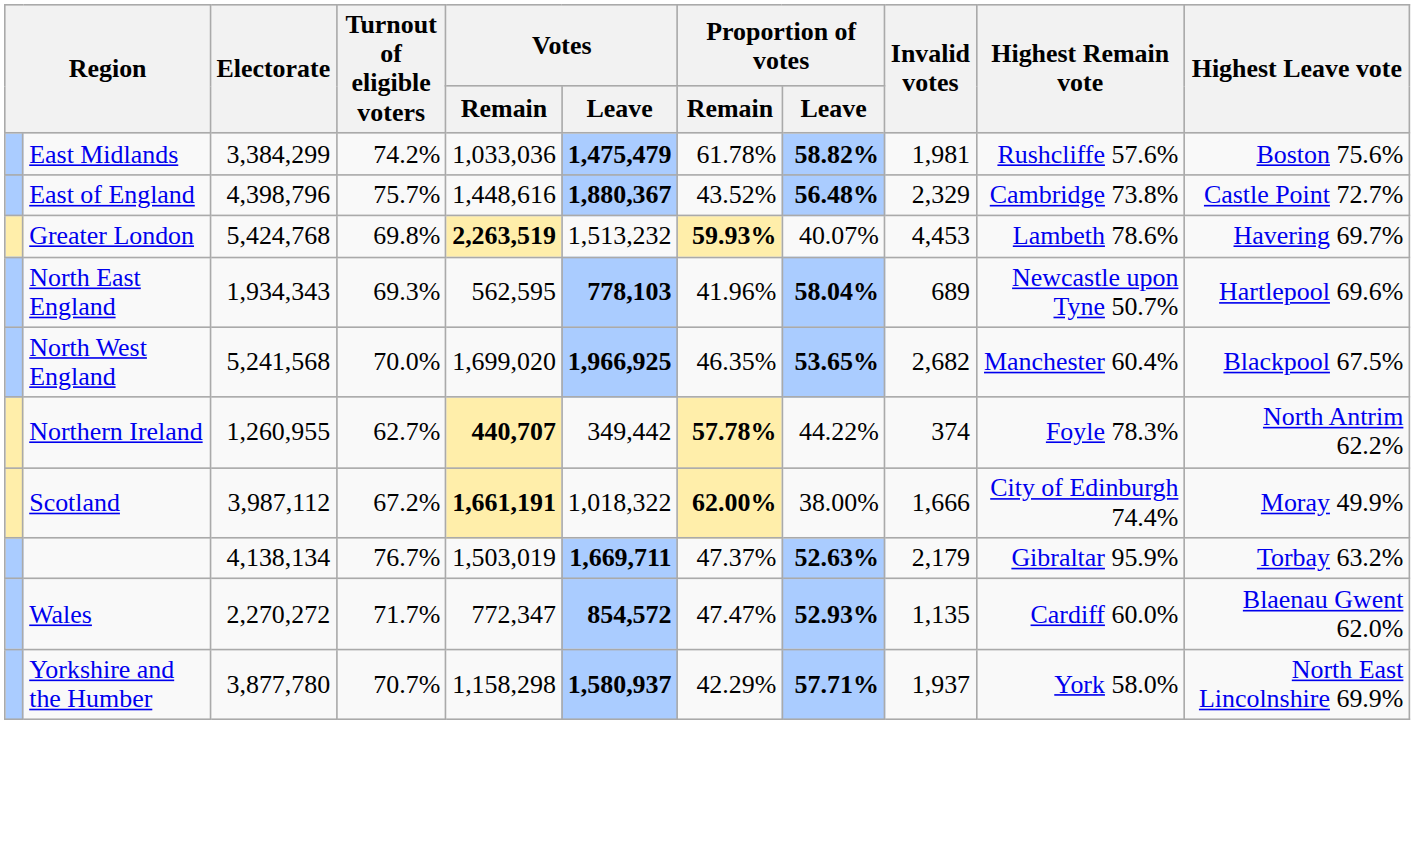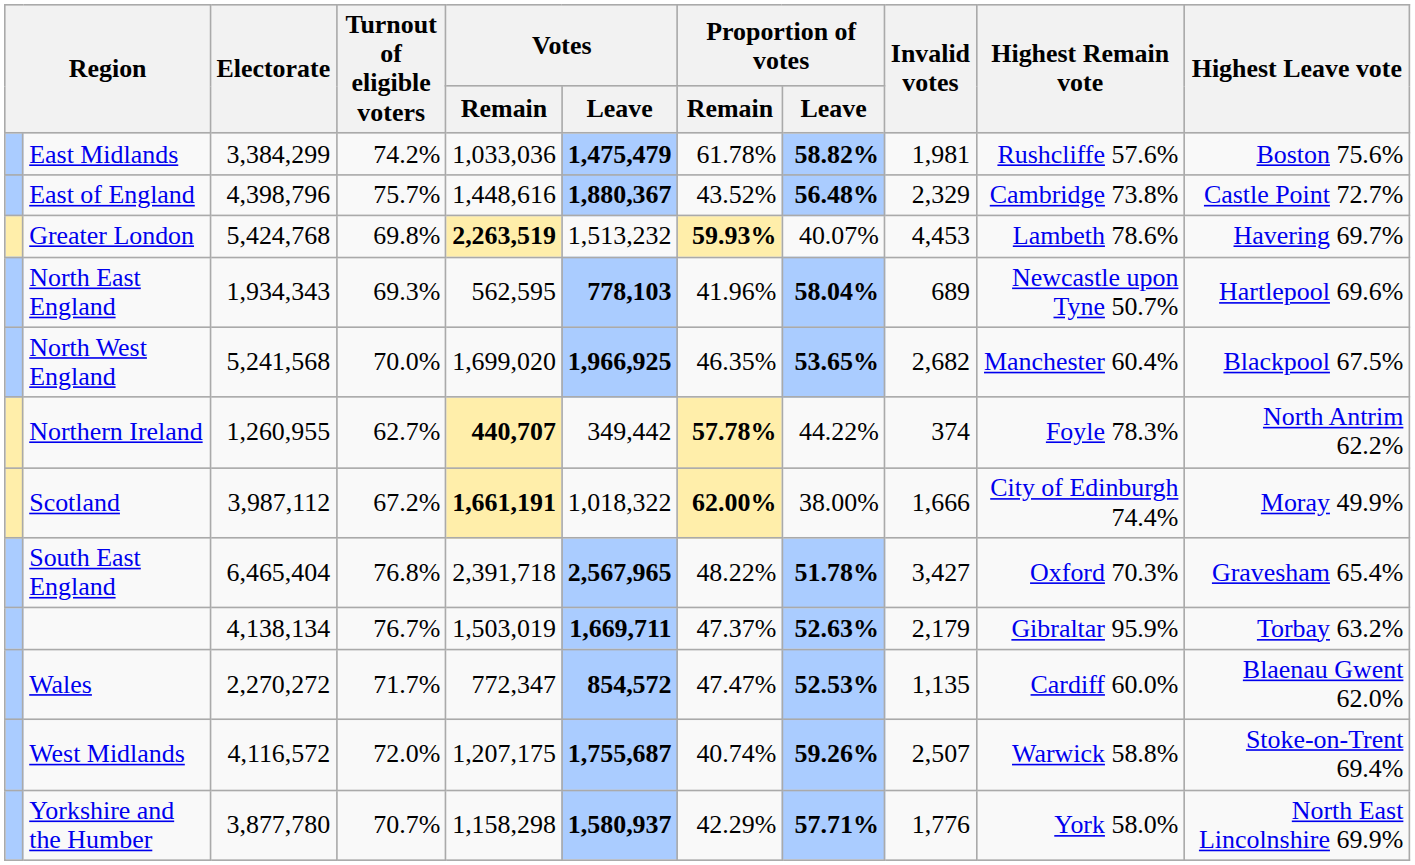+ row: (85, 572)
(837, 613) 52.93% -> (837, 683) 52.53%
+ row: (107, 754)
(941, 683) 1,937 -> (941, 824) 1,776
